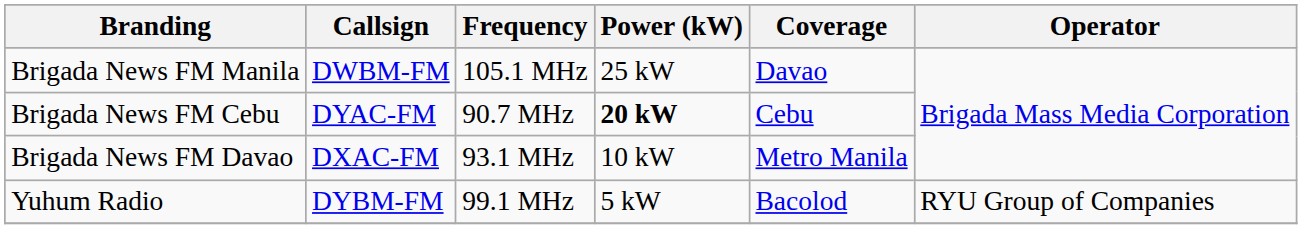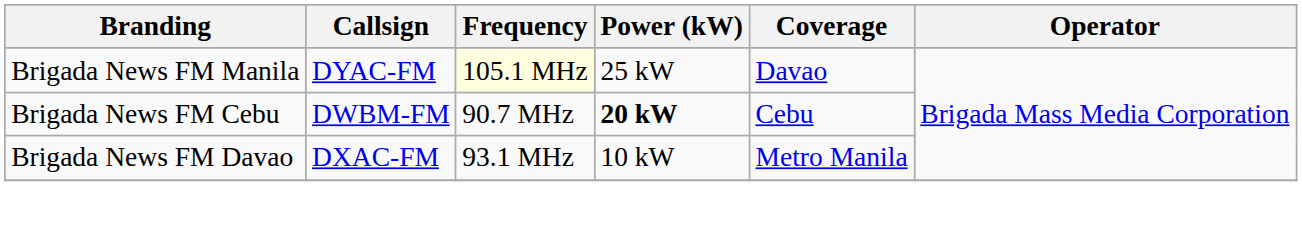(381, 69) DWBM-FM -> (374, 69) DYAC-FM
(525, 69) no background -> (525, 69) lightyellow background
(374, 113) DYAC-FM -> (381, 113) DWBM-FM
- row: (87, 200)
